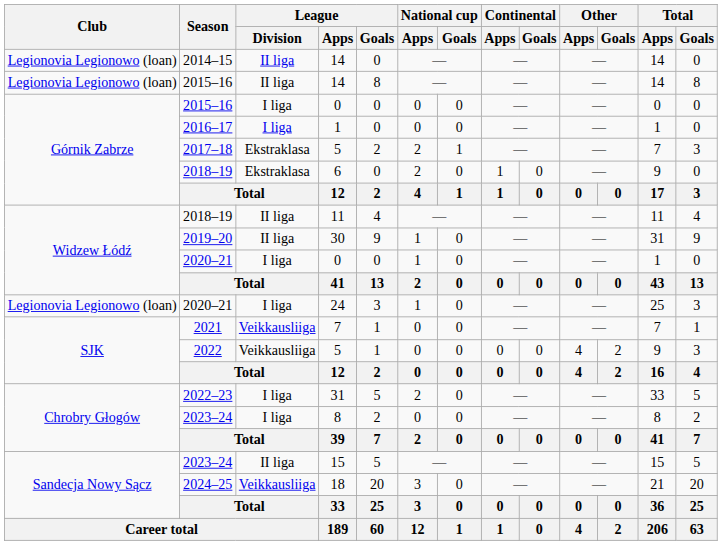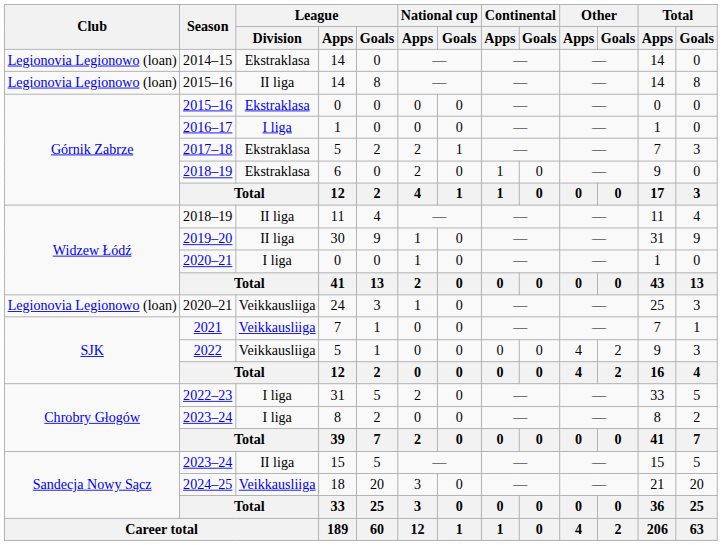(277, 60) II liga -> (277, 60) Ekstraklasa
(277, 104) I liga -> (277, 104) Ekstraklasa
(277, 305) I liga -> (277, 305) Veikkausliiga
